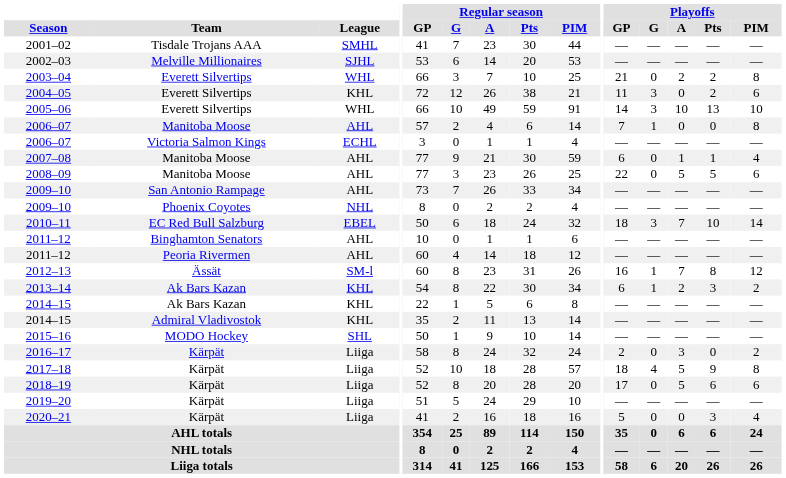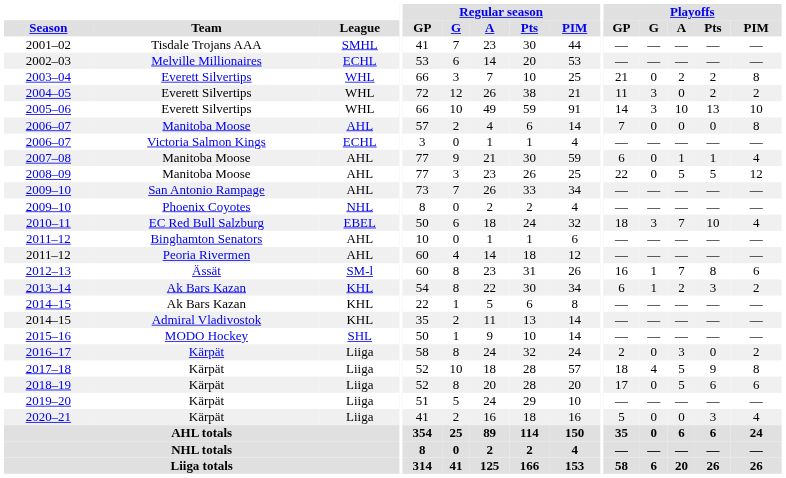(360, 60) SJHL -> (360, 60) ECHL
(360, 93) KHL -> (360, 93) WHL
(756, 93) 6 -> (756, 93) 2
(654, 125) 1 -> (654, 125) 0
(756, 174) 6 -> (756, 174) 12
(756, 222) 14 -> (756, 222) 4
(756, 271) 12 -> (756, 271) 6
